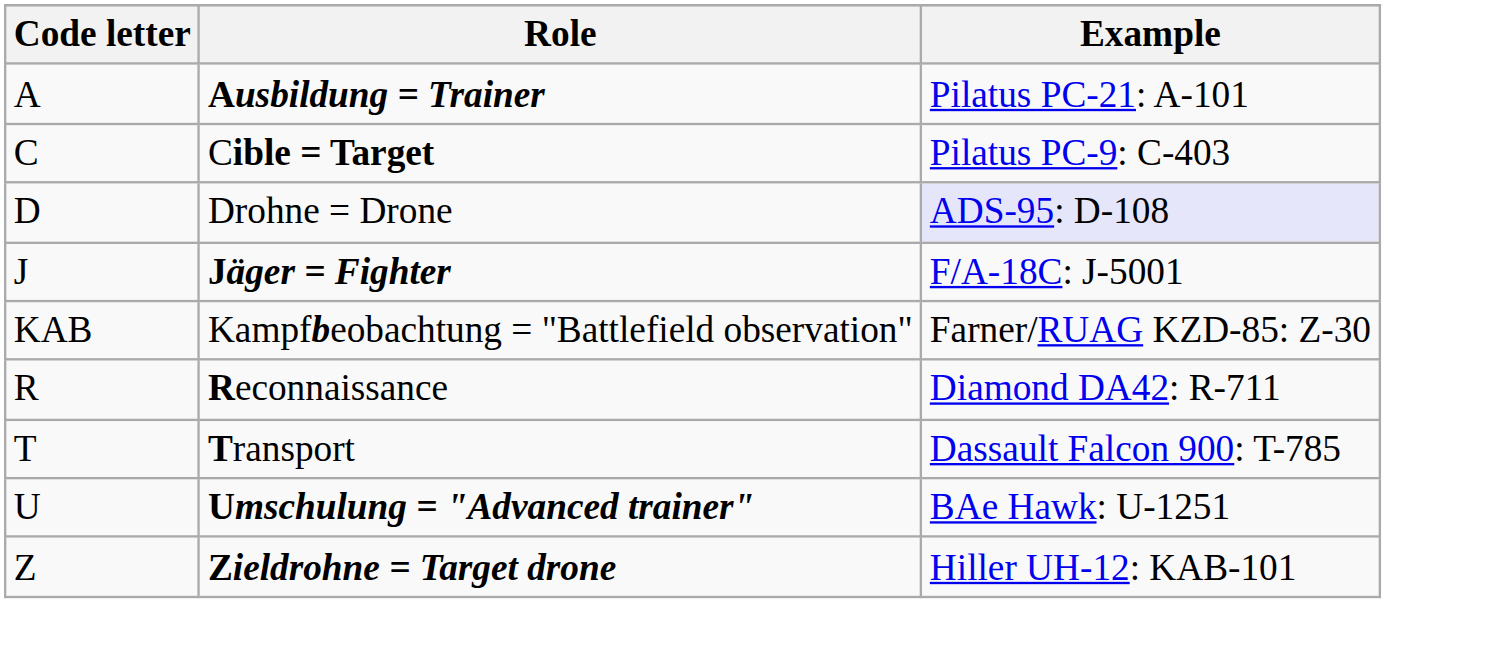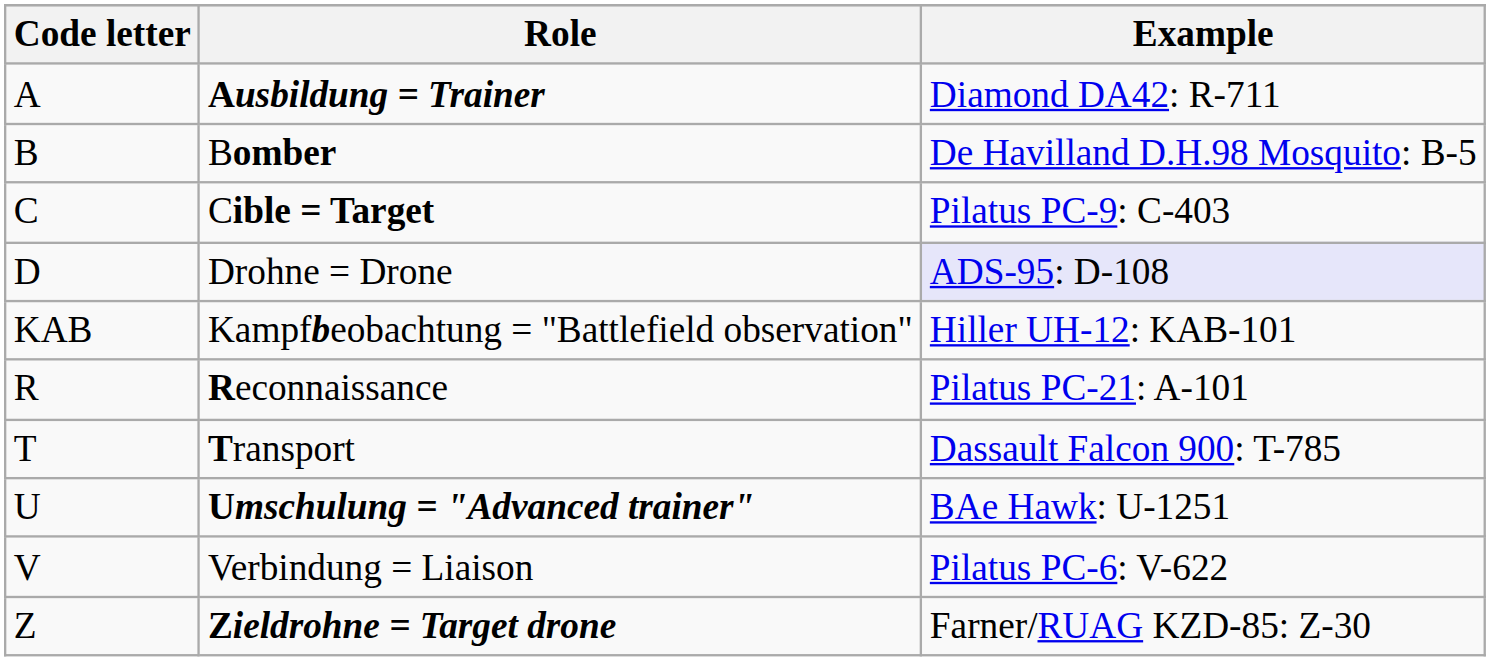(1089, 93) Pilatus PC-21: A-101 -> (1105, 93) Diamond DA42: R-711
+ row: (272, 152)
- row: (329, 270)
(1150, 329) Farner/RUAG KZD-85: Z-30 -> (1113, 329) Hiller UH-12: KAB-101
(1105, 388) Diamond DA42: R-711 -> (1089, 388) Pilatus PC-21: A-101
+ row: (371, 566)
(1113, 566) Hiller UH-12: KAB-101 -> (1150, 625) Farner/RUAG KZD-85: Z-30
